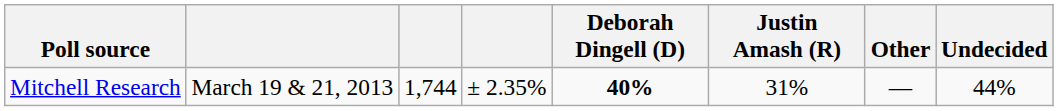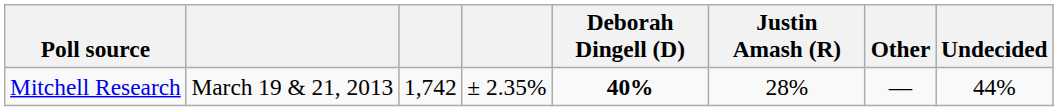(430, 86) 1,744 -> (430, 86) 1,742
(787, 86) 31% -> (787, 86) 28%
